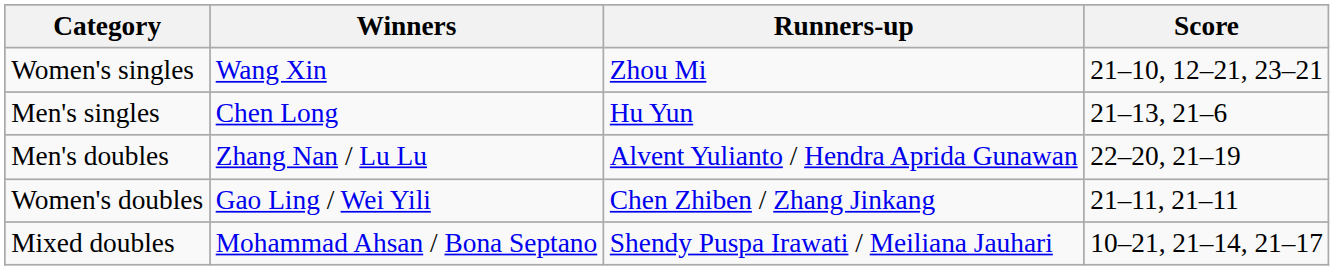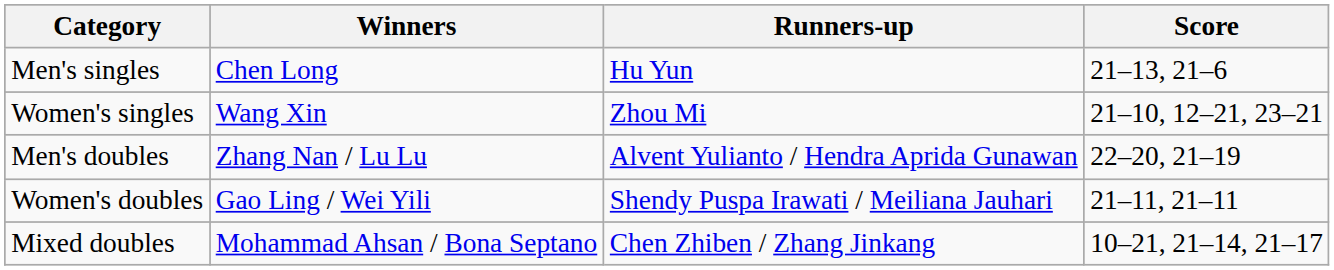rows swapped: (85, 112) <-> (103, 69)
(772, 199) Chen Zhiben / Zhang Jinkang -> (831, 199) Shendy Puspa Irawati / Meiliana Jauhari
(831, 243) Shendy Puspa Irawati / Meiliana Jauhari -> (772, 243) Chen Zhiben / Zhang Jinkang
